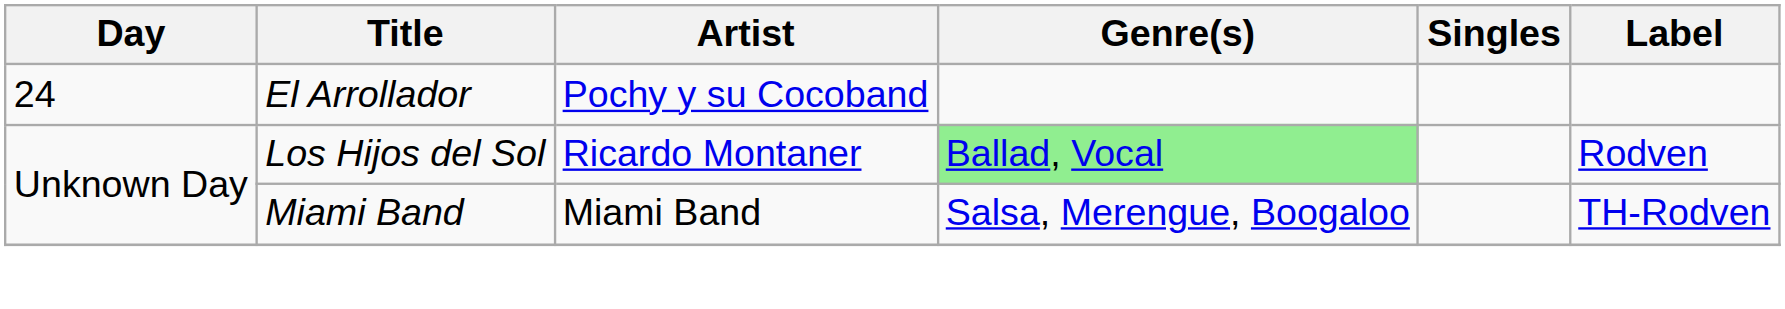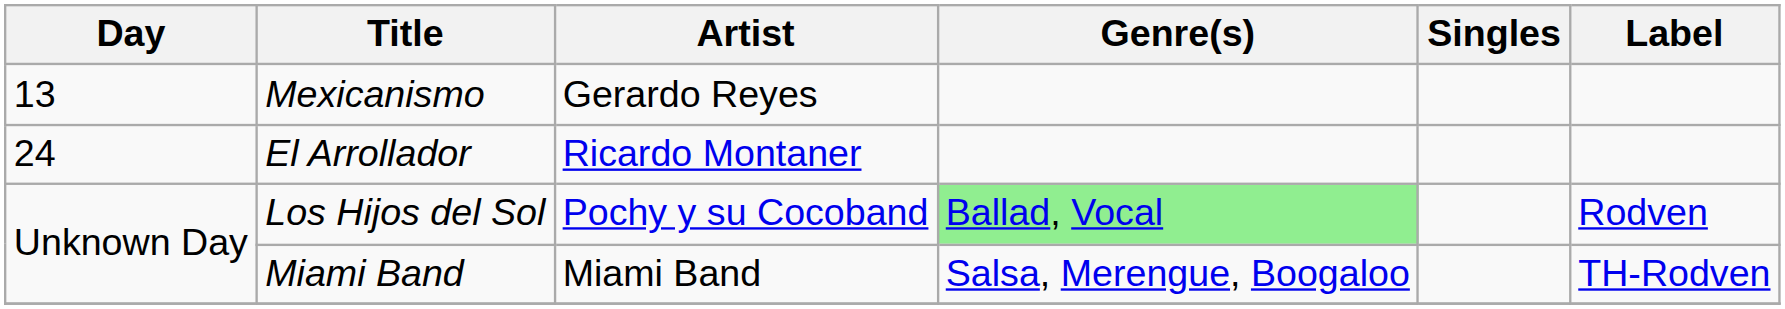+ row: (375, 93)
(746, 93) Pochy y su Cocoband -> (712, 153) Ricardo Montaner
(712, 153) Ricardo Montaner -> (746, 213) Pochy y su Cocoband
